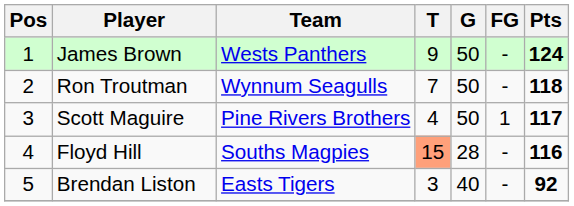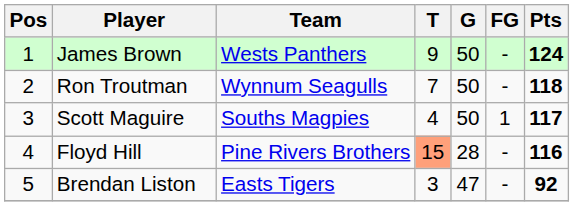(316, 119) Pine Rivers Brothers -> (295, 119) Souths Magpies
(295, 151) Souths Magpies -> (316, 151) Pine Rivers Brothers
(468, 184) 40 -> (468, 184) 47
